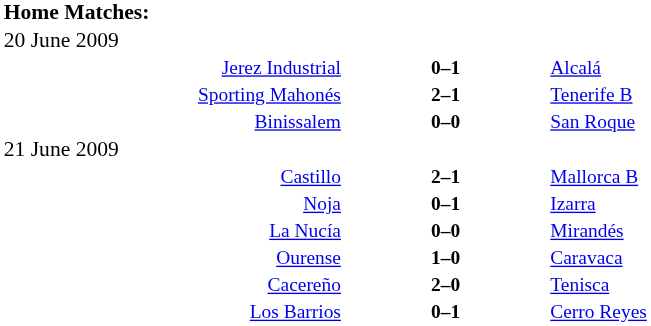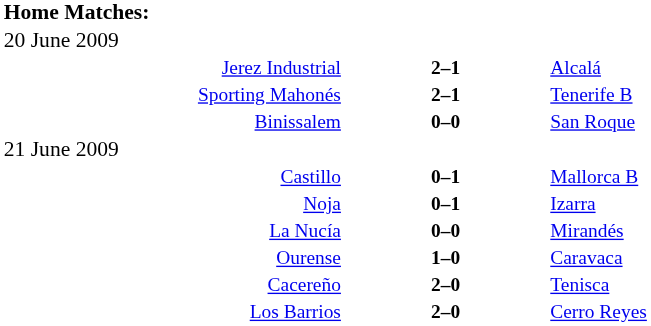(446, 67) 0–1 -> (446, 67) 2–1
(446, 177) 2–1 -> (446, 177) 0–1
(446, 312) 0–1 -> (446, 312) 2–0
